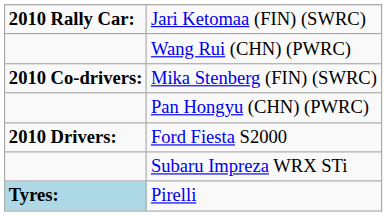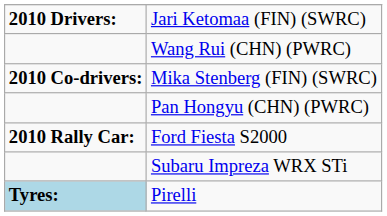(72, 19) 2010 Rally Car: -> (63, 19) 2010 Drivers:
(63, 136) 2010 Drivers: -> (72, 136) 2010 Rally Car:
